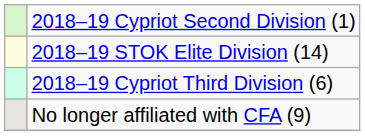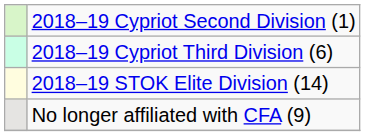rows swapped: (182, 84) <-> (180, 52)
